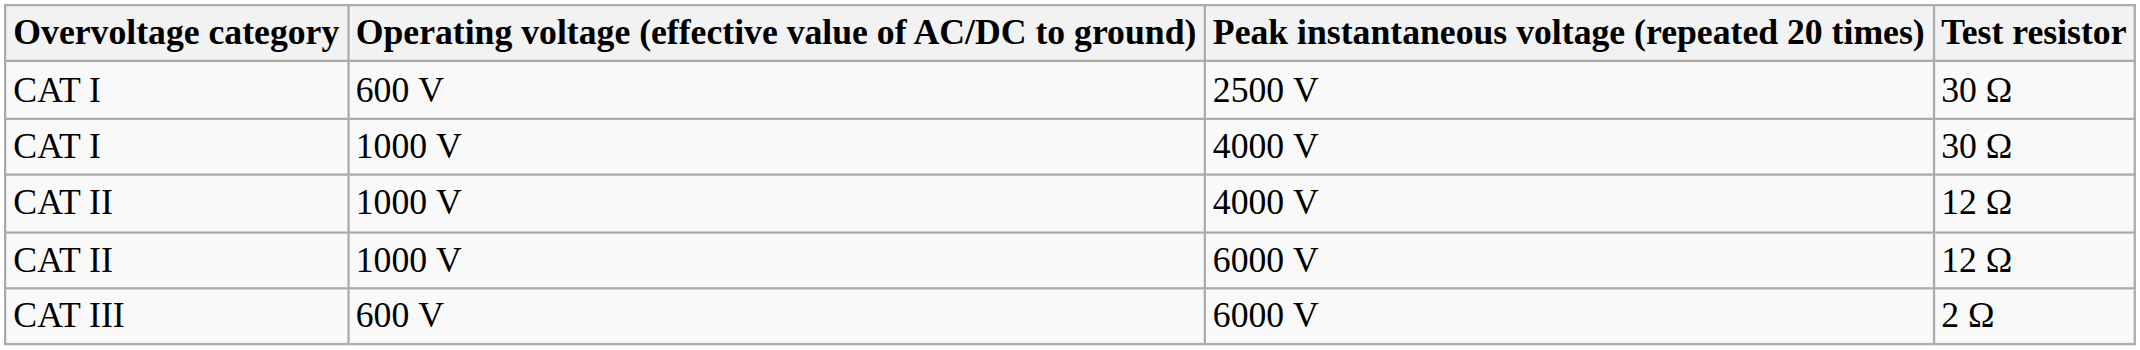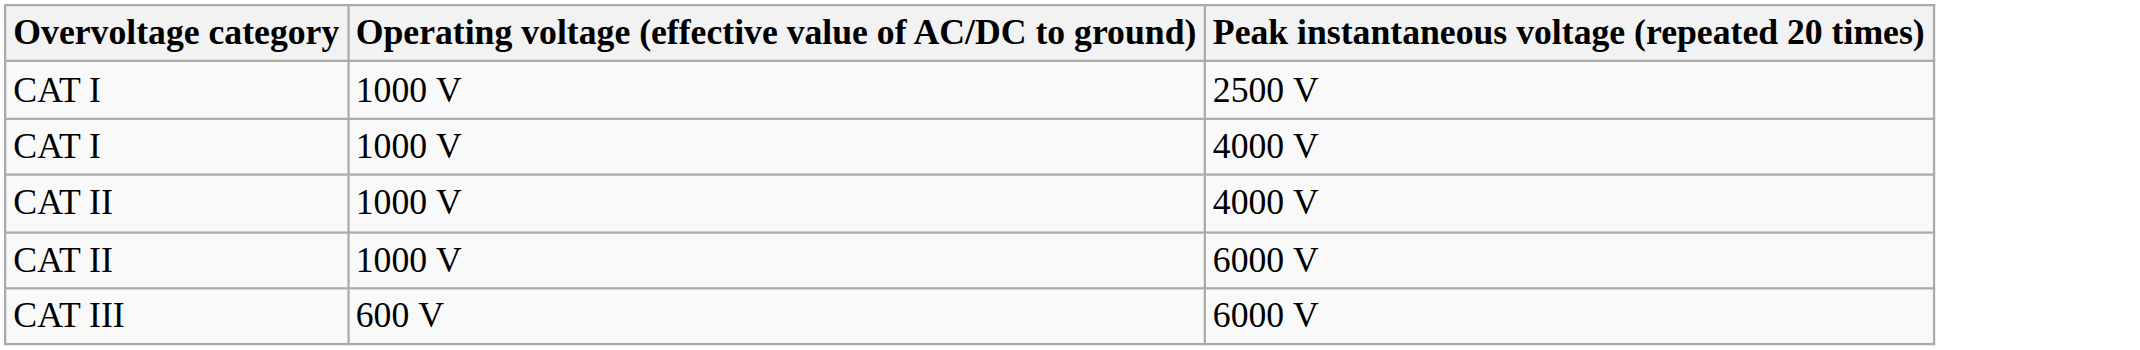- column: (2034, 32)
(400, 89) 600 V -> (409, 89) 1000 V
